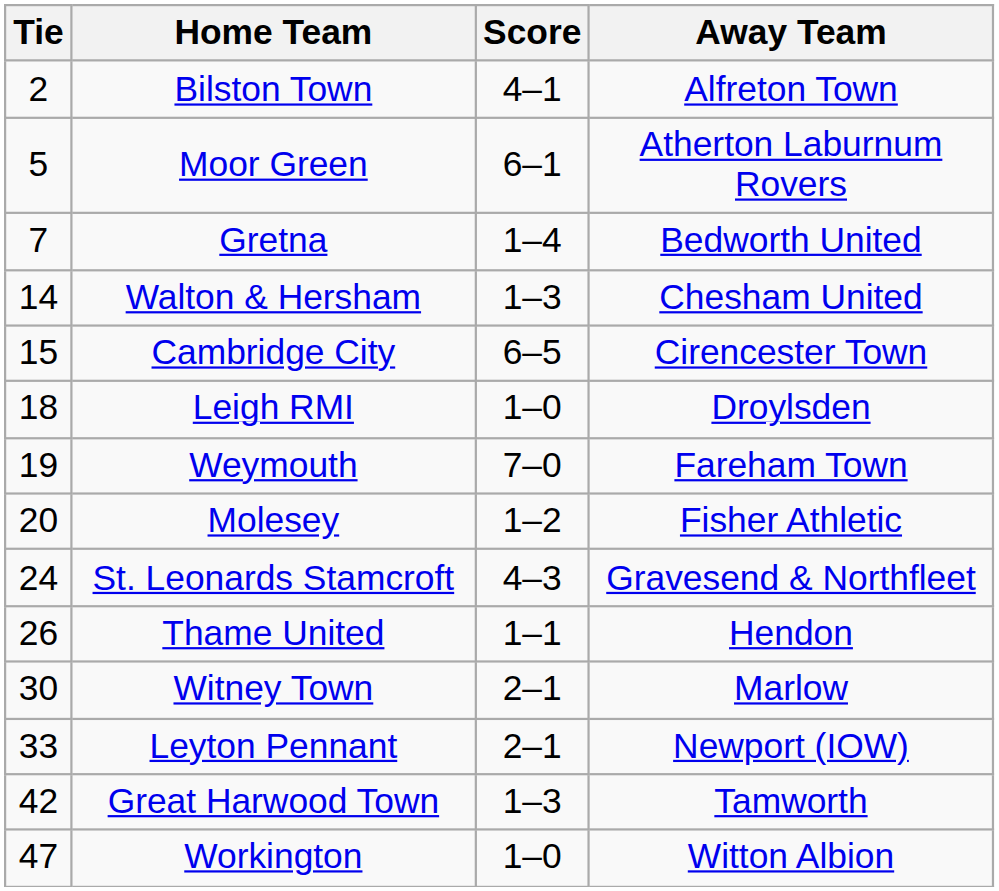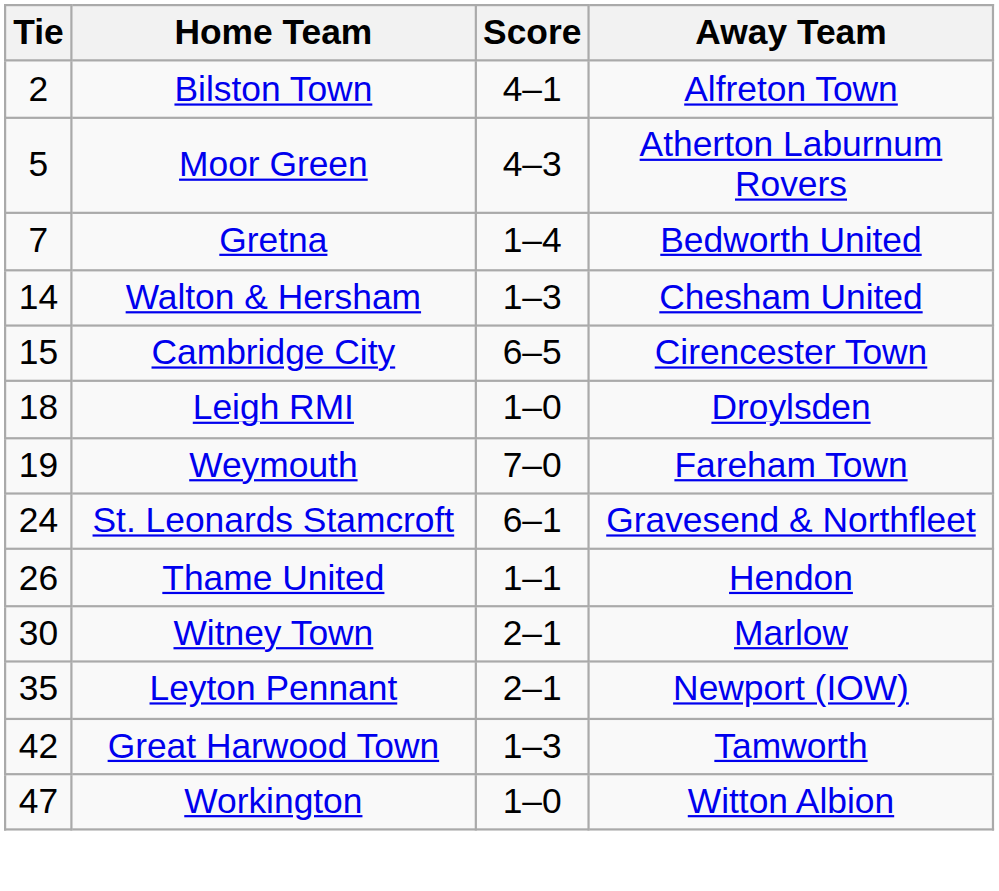(532, 164) 6–1 -> (532, 164) 4–3
- row: (273, 520)
(532, 577) 4–3 -> (532, 520) 6–1
(38, 745) 33 -> (38, 689) 35
